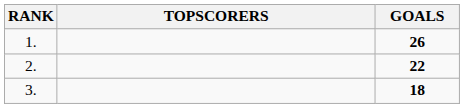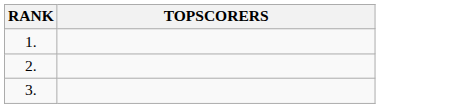- column: (417, 16)
